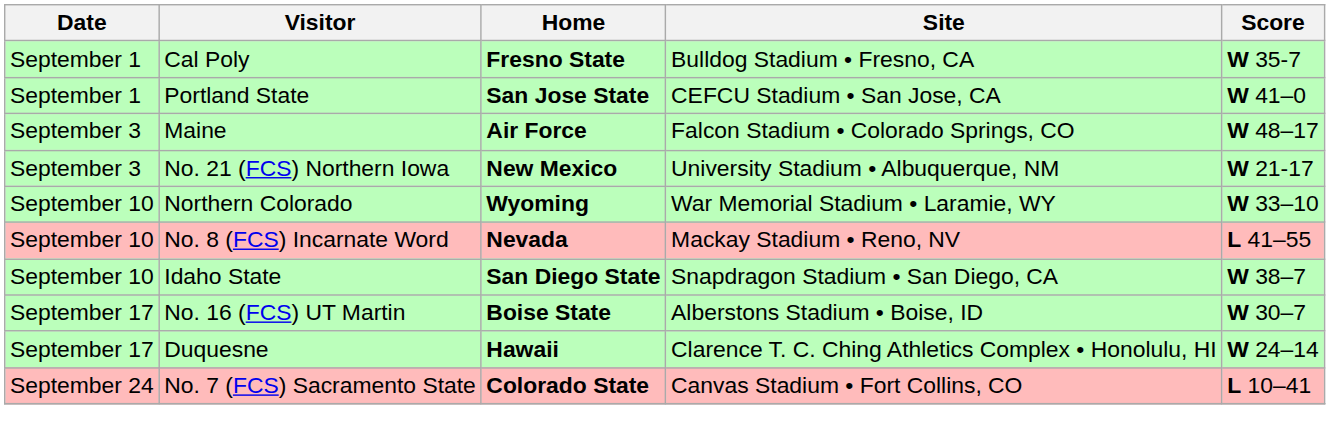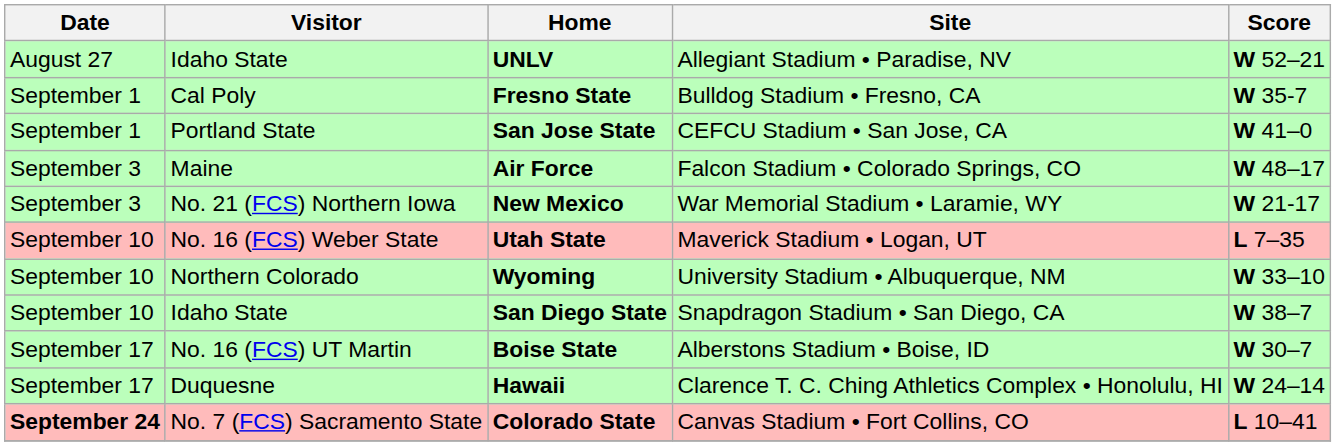+ row: (523, 58)
(865, 167) University Stadium • Albuquerque, NM -> (870, 204) War Memorial Stadium • Laramie, WY
+ row: (549, 240)
(863, 204) War Memorial Stadium • Laramie, WY -> (872, 276) University Stadium • Albuquerque, NM
- row: (527, 240)
(82, 385) normal -> (85, 421) bold
